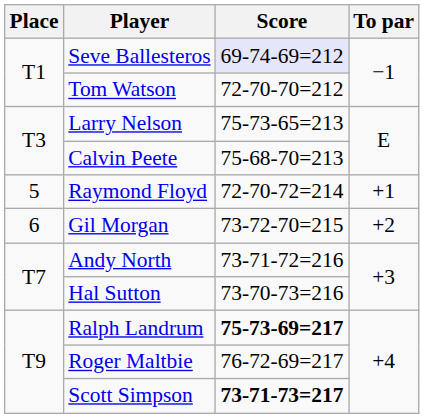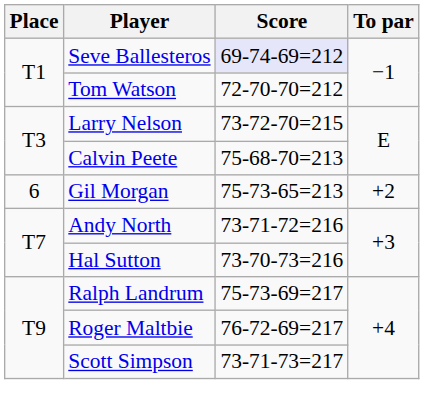(282, 123) 75-73-65=213 -> (282, 123) 73-72-70=215
- row: (138, 191)
(282, 225) 73-72-70=215 -> (282, 191) 75-73-65=213
(282, 327) bold -> (282, 293) normal
(282, 395) bold -> (282, 361) normal
